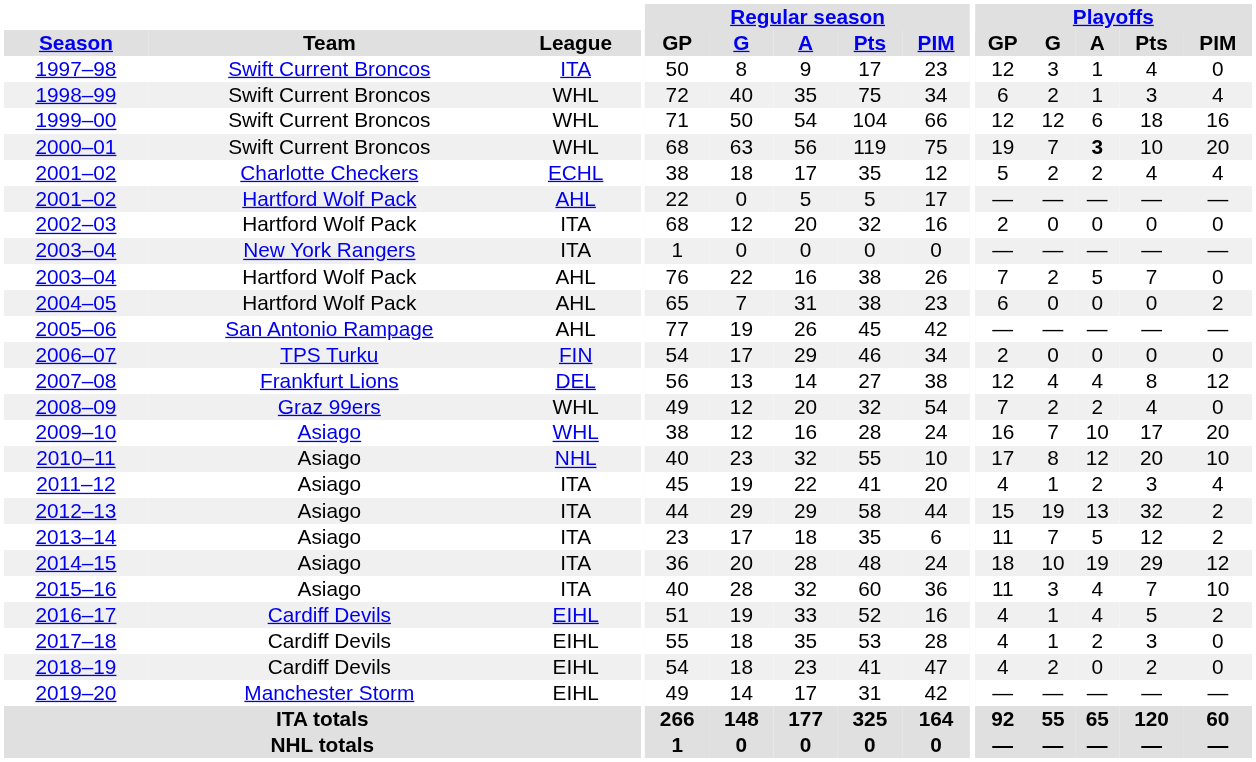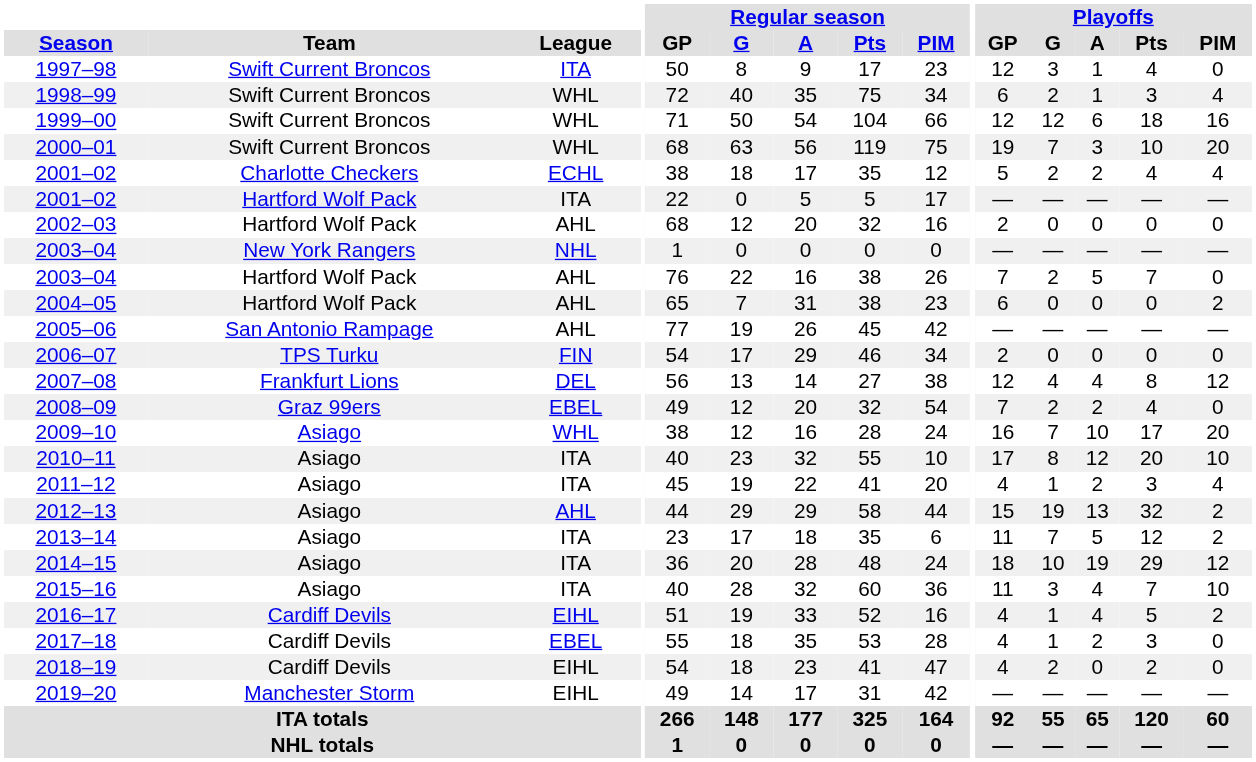(1097, 146) bold -> (1097, 146) normal
(576, 198) AHL -> (576, 198) ITA
(576, 224) ITA -> (576, 224) AHL
(576, 250) ITA -> (576, 250) NHL
(576, 406) WHL -> (576, 406) EBEL
(576, 458) NHL -> (576, 458) ITA
(576, 510) ITA -> (576, 510) AHL
(576, 640) EIHL -> (576, 640) EBEL
